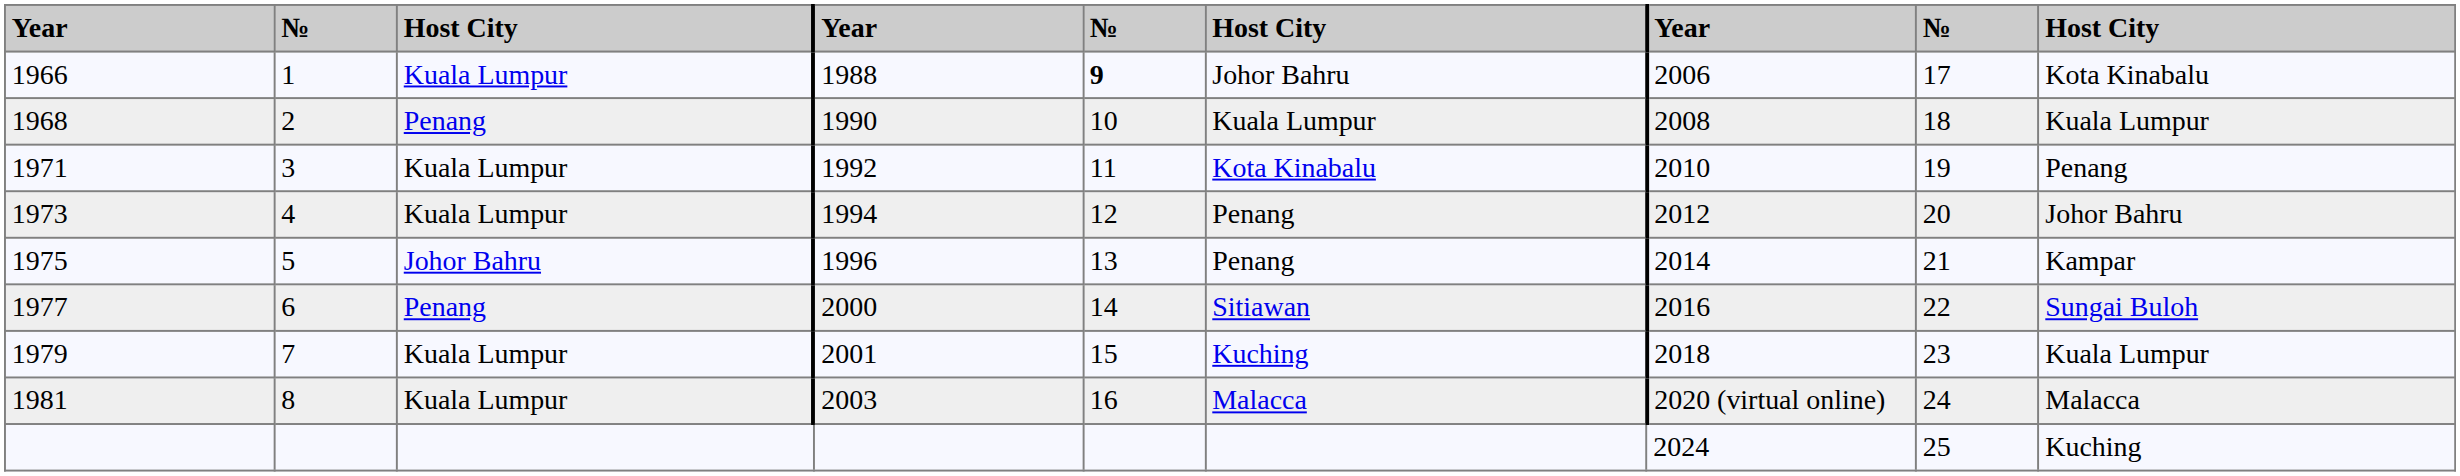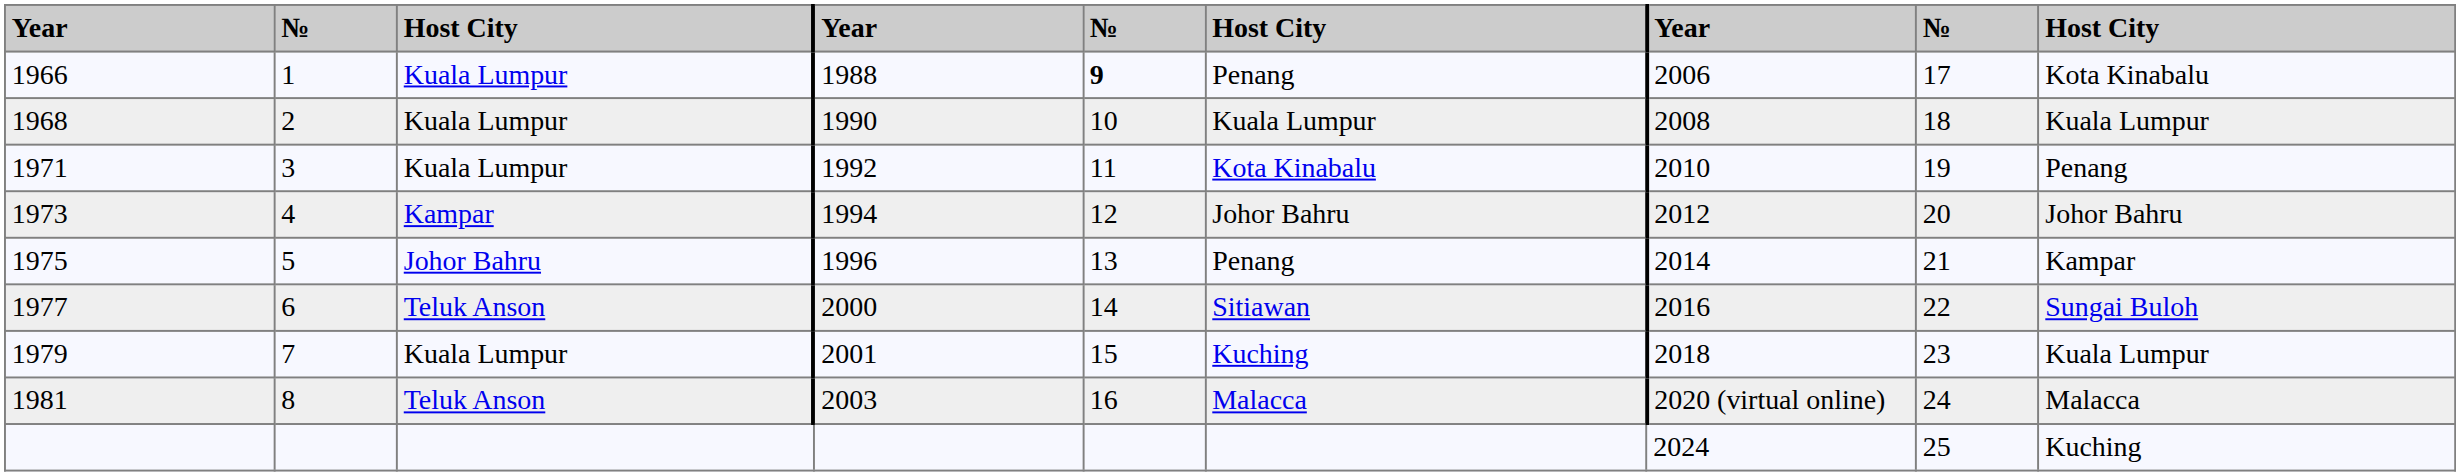(1281, 74) Johor Bahru -> (1253, 74) Penang
(445, 120) Penang -> (486, 120) Kuala Lumpur
(486, 214) Kuala Lumpur -> (449, 214) Kampar
(1253, 214) Penang -> (1281, 214) Johor Bahru
(445, 307) Penang -> (475, 307) Teluk Anson
(486, 400) Kuala Lumpur -> (475, 400) Teluk Anson
